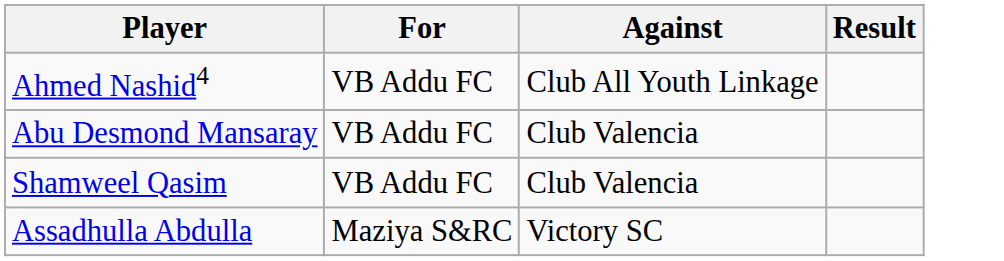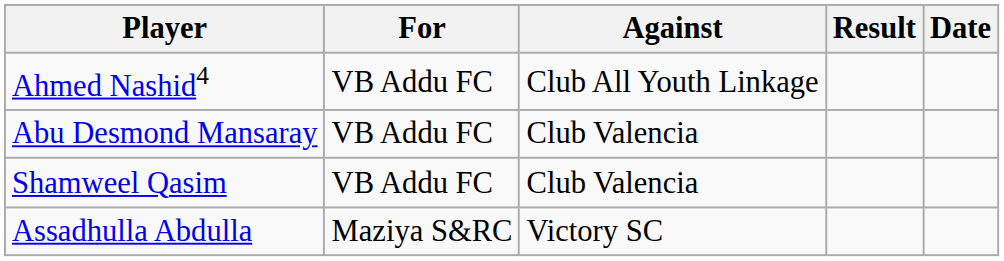+ column: (961, 28)
